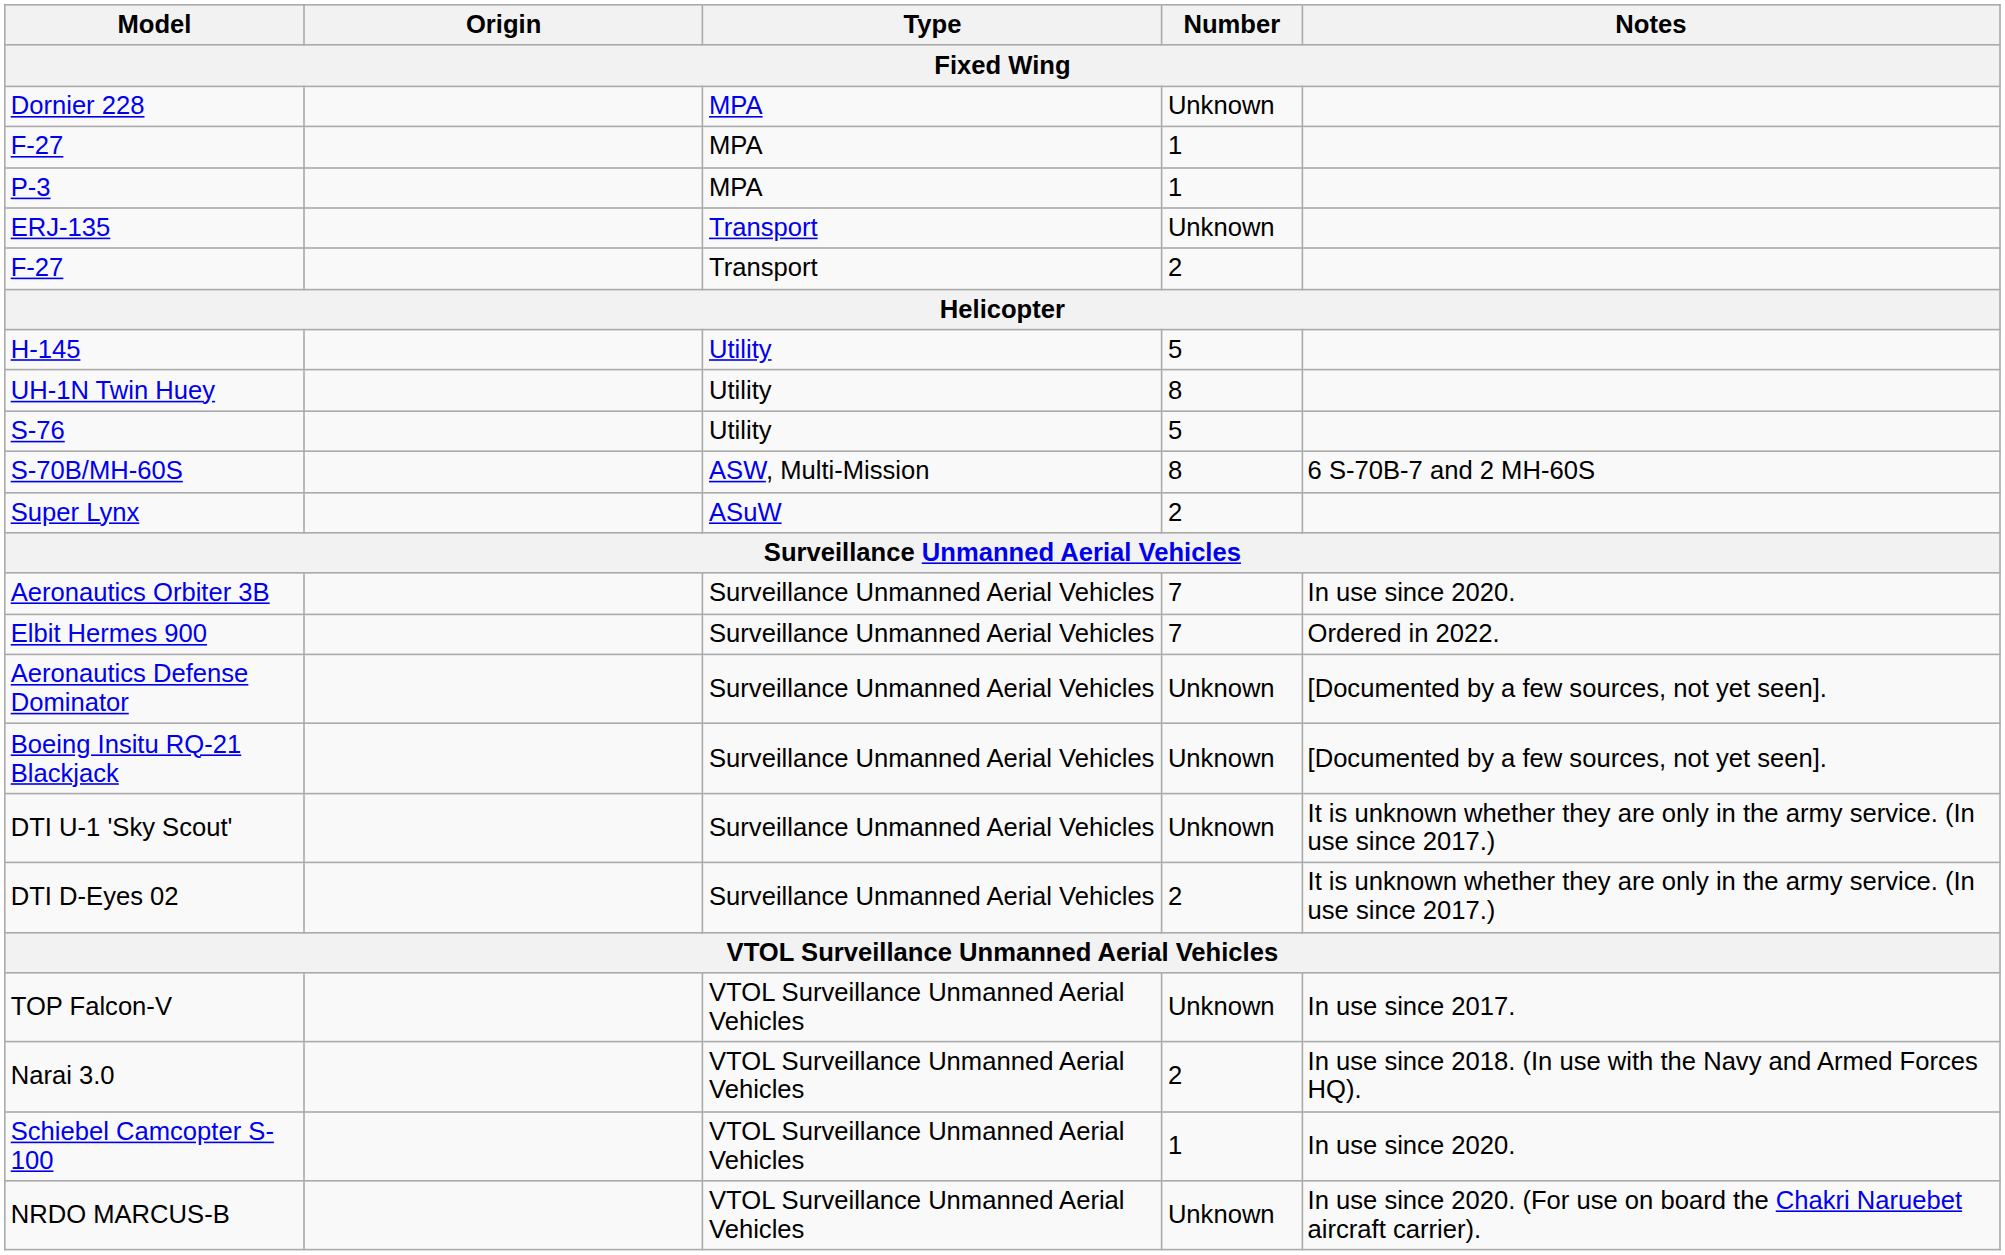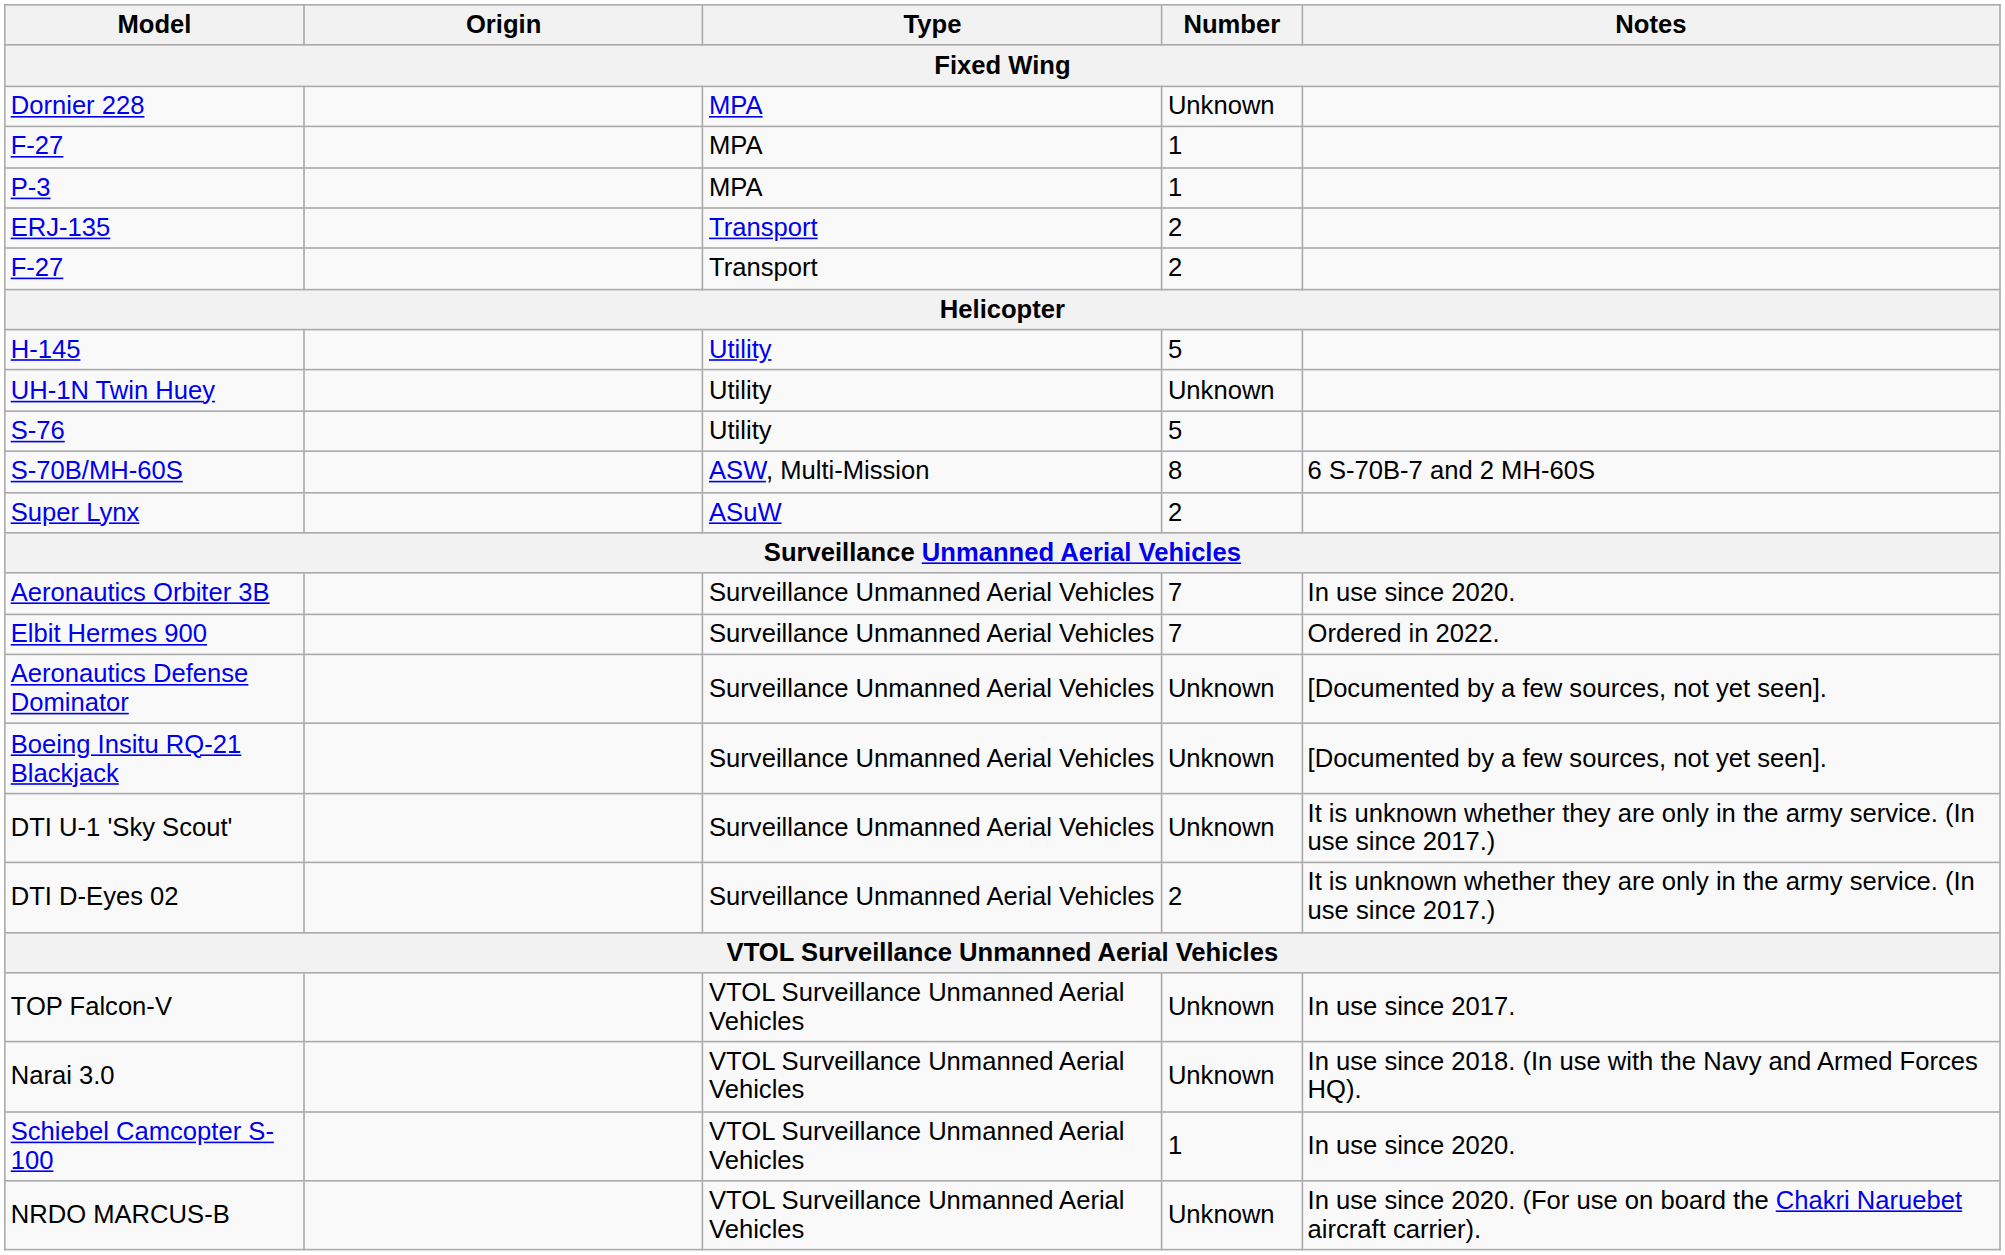(1221, 227) Unknown -> (1175, 227) 2
(1175, 390) 8 -> (1221, 390) Unknown
(1175, 1076) 2 -> (1221, 1076) Unknown
